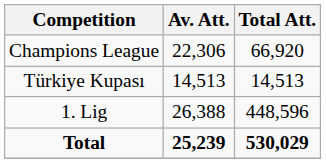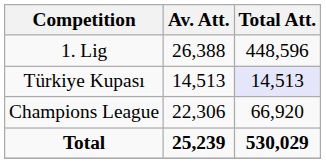rows swapped: (84, 111) <-> (84, 50)
(277, 81) no background -> (277, 81) lavender background
